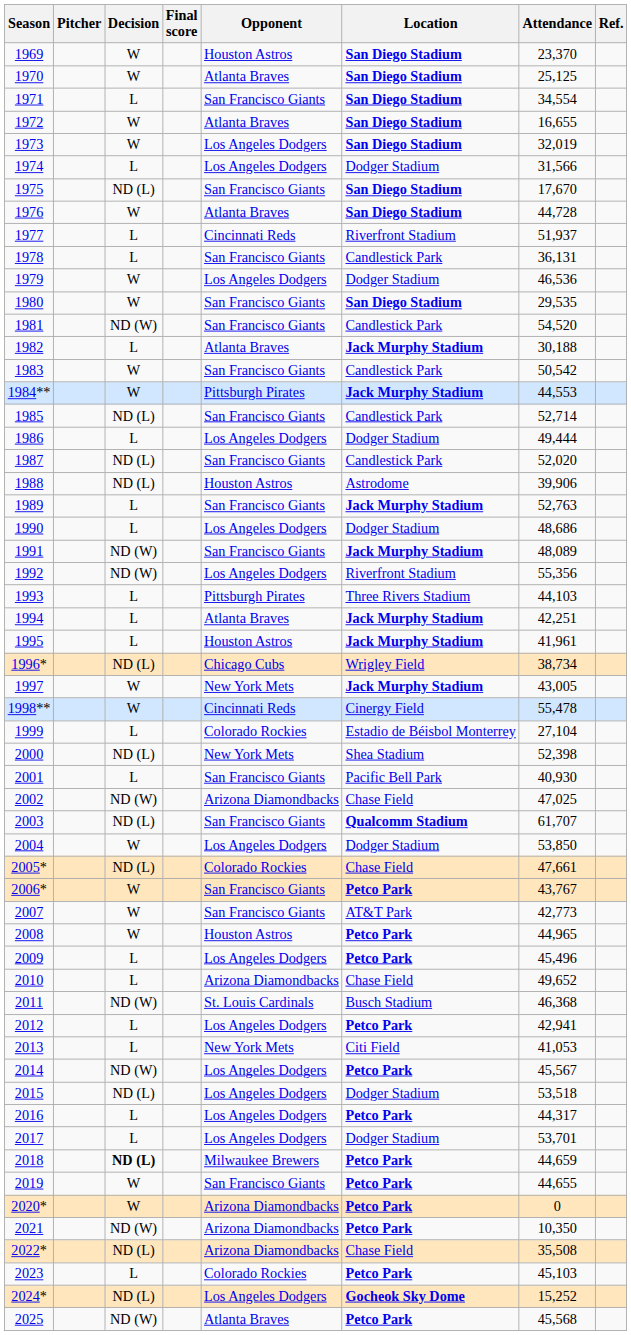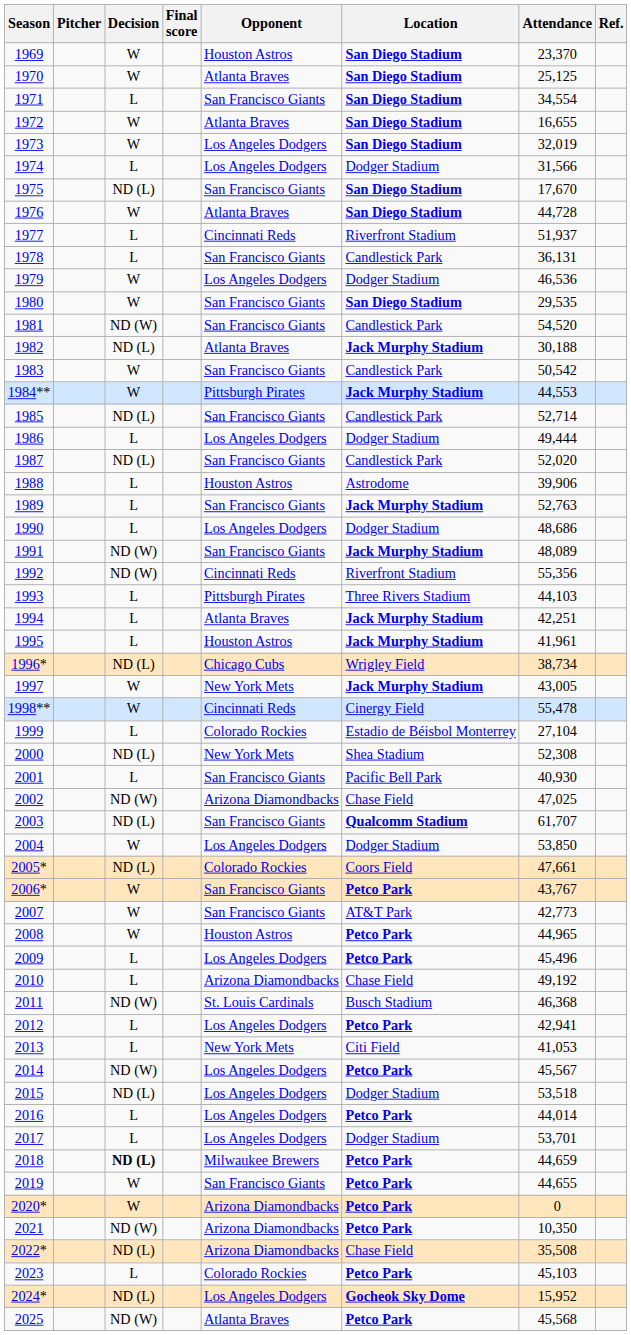(134, 347) L -> (134, 347) ND (L)
(134, 483) ND (L) -> (134, 483) L
(265, 573) Los Angeles Dodgers -> (250, 573) Cincinnati Reds
(557, 754) 52,398 -> (557, 754) 52,308
(379, 867) Chase Field -> (379, 867) Coors Field
(557, 980) 49,652 -> (557, 980) 49,192
(557, 1115) 44,317 -> (557, 1115) 44,014
(557, 1296) 15,252 -> (557, 1296) 15,952
